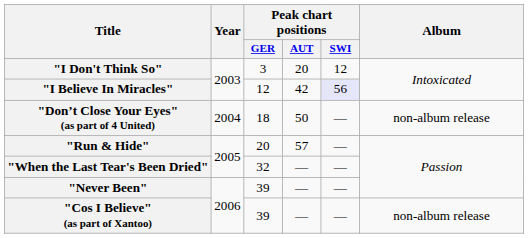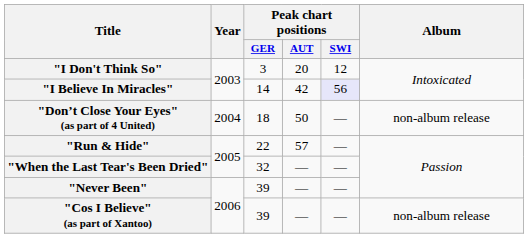(263, 89) 12 -> (263, 89) 14
(263, 146) 20 -> (263, 146) 22
